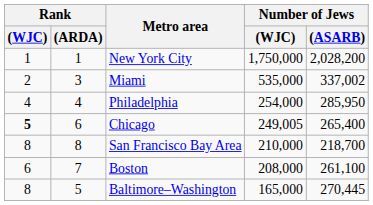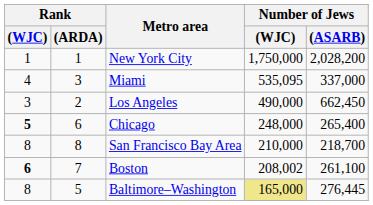(27, 80) 2 -> (27, 80) 4
(281, 80) 535,000 -> (281, 80) 535,095
(343, 80) 337,002 -> (343, 80) 337,000
+ row: (143, 102)
- row: (143, 102)
(281, 124) 249,005 -> (281, 124) 248,000
(27, 168) normal -> (27, 168) bold
(281, 168) 208,000 -> (281, 168) 208,002
(281, 189) no background -> (281, 189) khaki background
(343, 189) 270,445 -> (343, 189) 276,445
